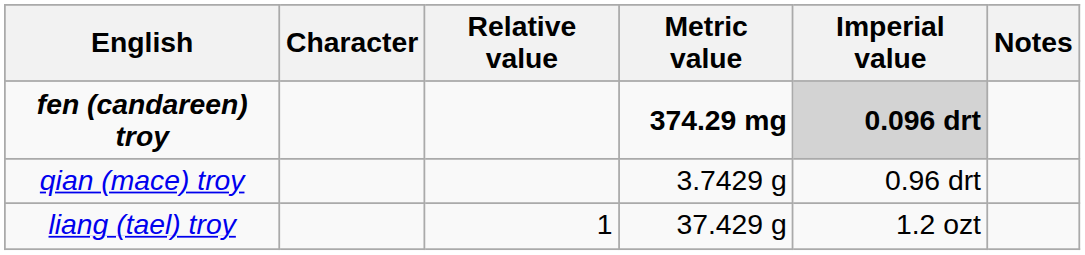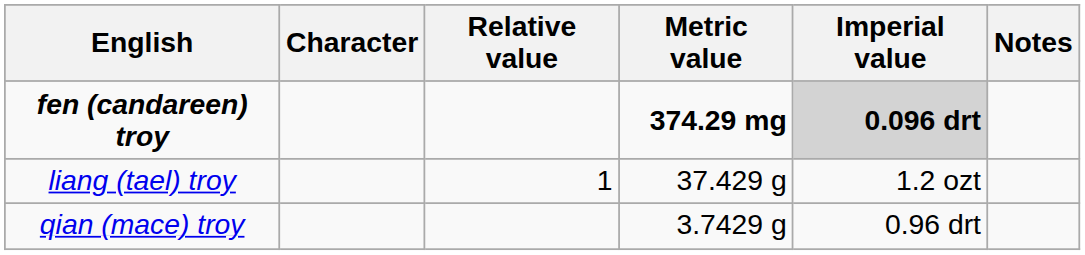rows swapped: (142, 180) <-> (142, 225)
